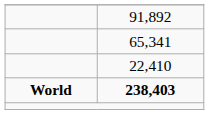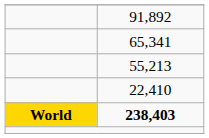+ row: (150, 65)
(51, 90) no background -> (51, 114) gold background
